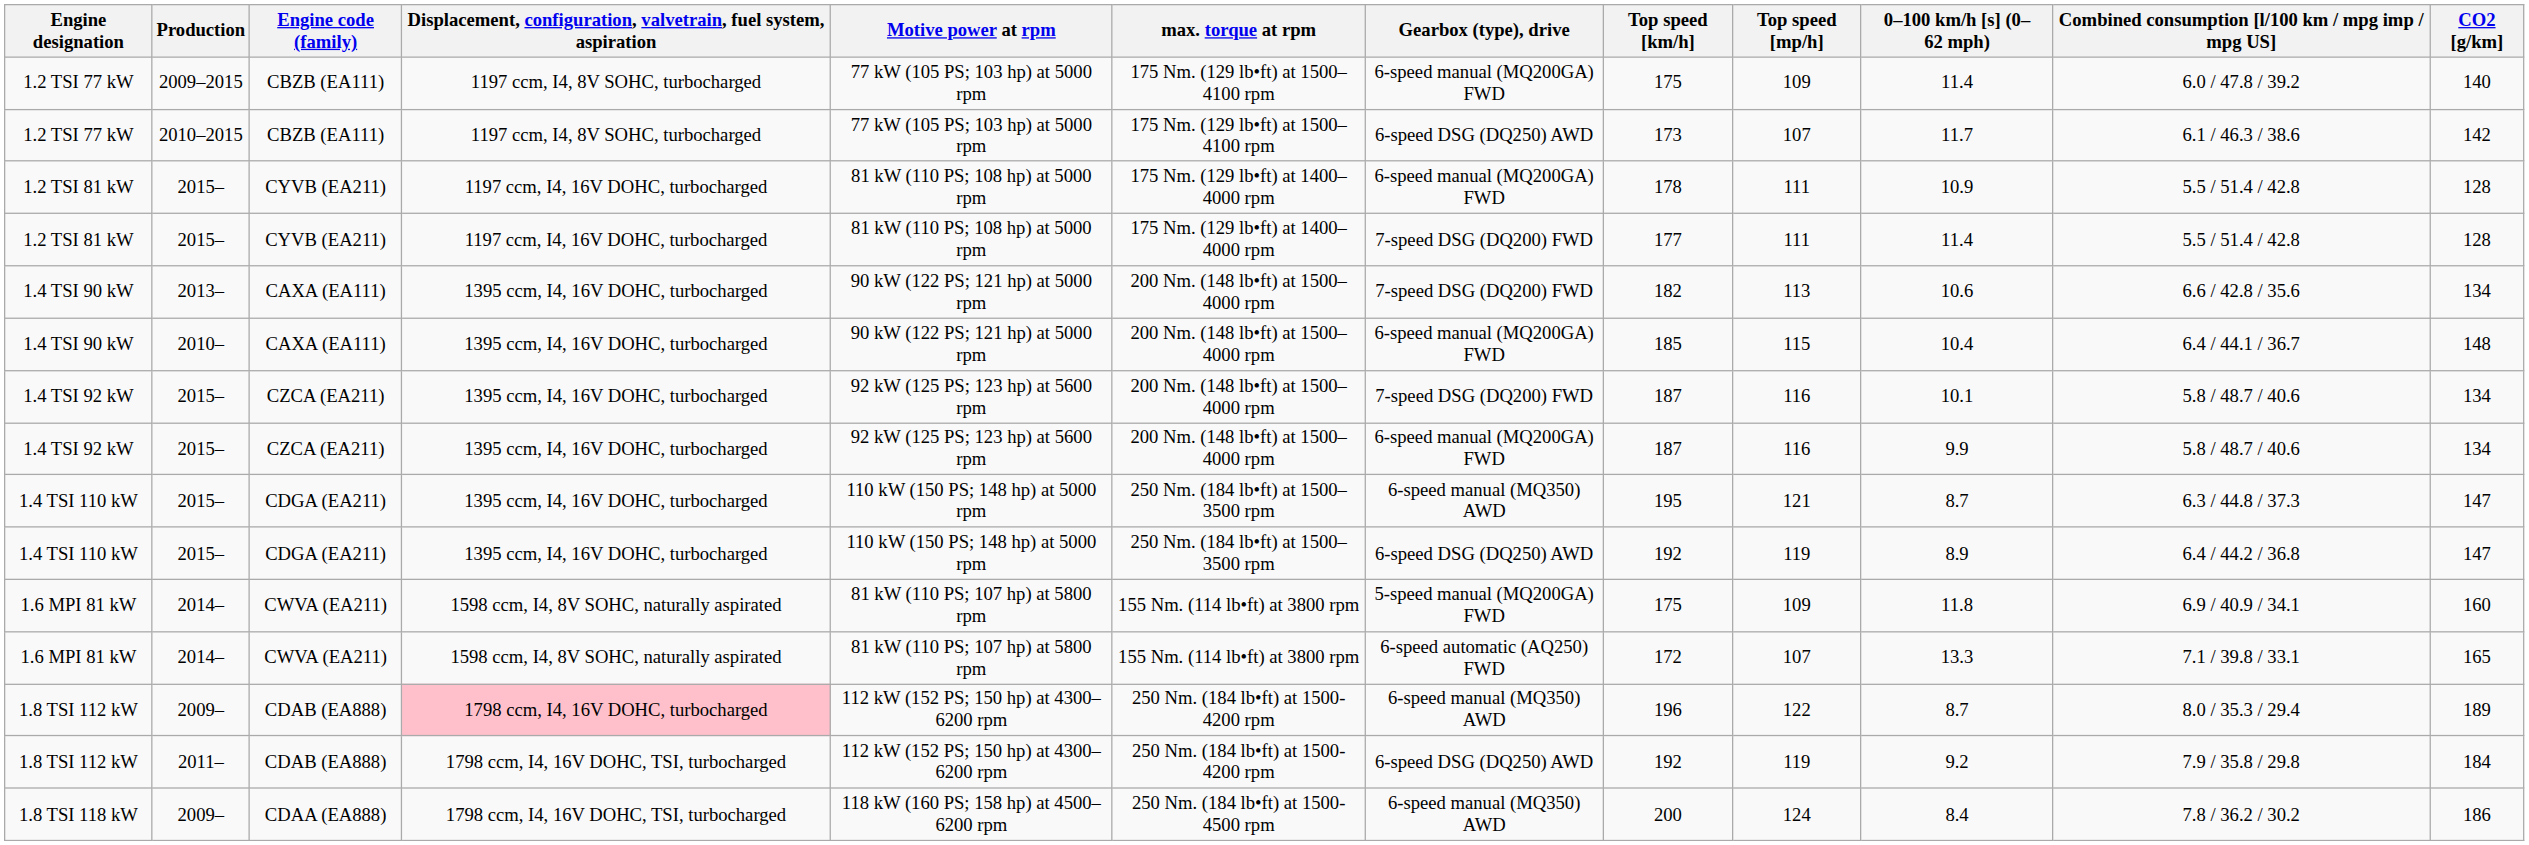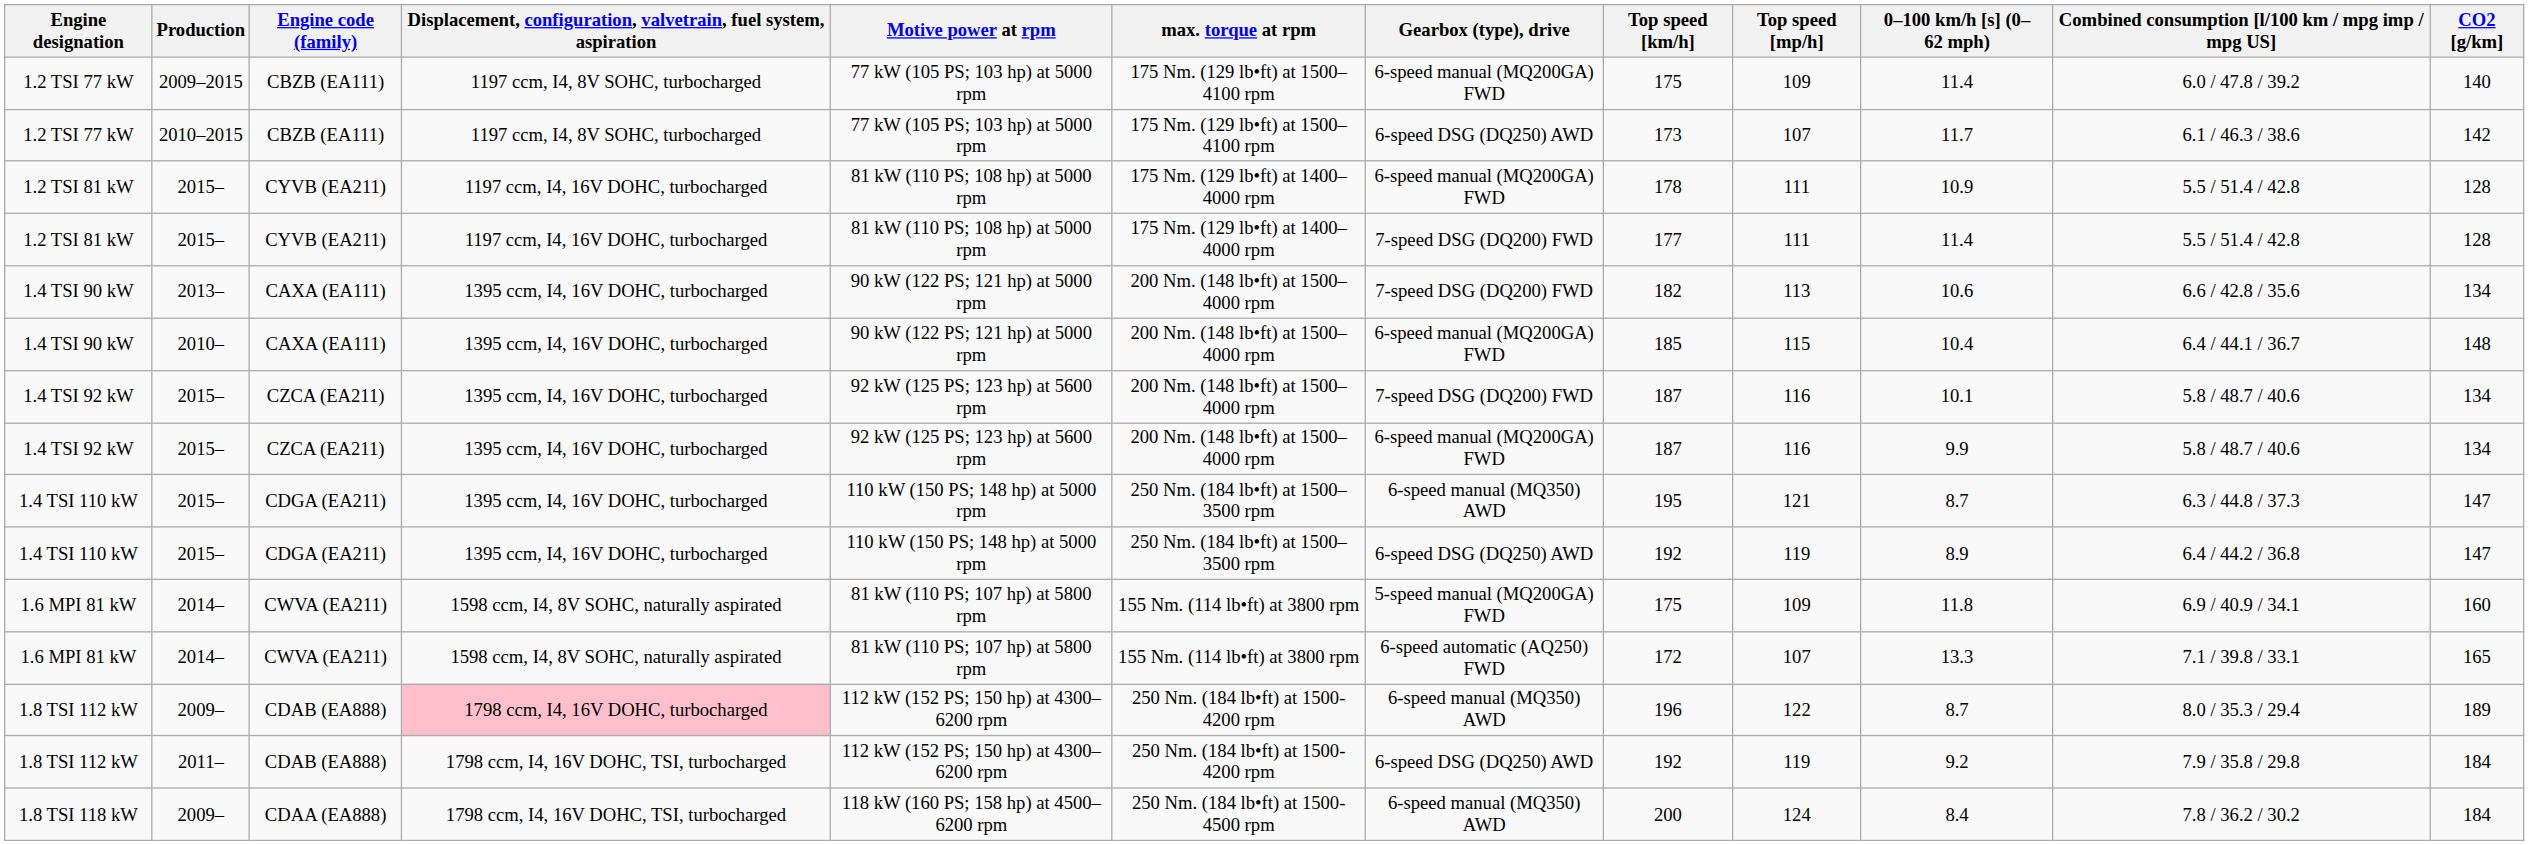(2477, 813) 186 -> (2477, 813) 184
